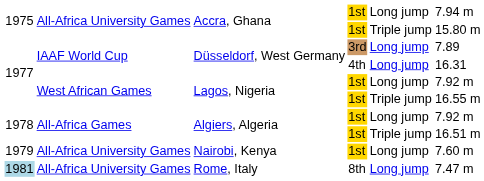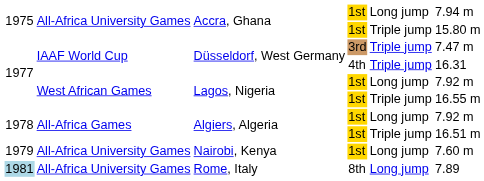(399, 47) Long jump -> (401, 47) Triple jump
(447, 47) 7.89 -> (454, 47) 7.47 m
(399, 64) Long jump -> (401, 64) Triple jump
(454, 169) 7.47 m -> (447, 169) 7.89
